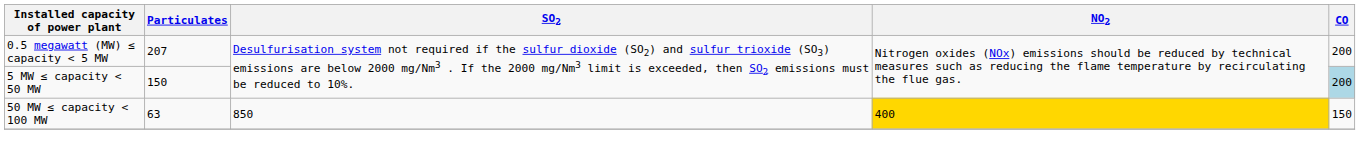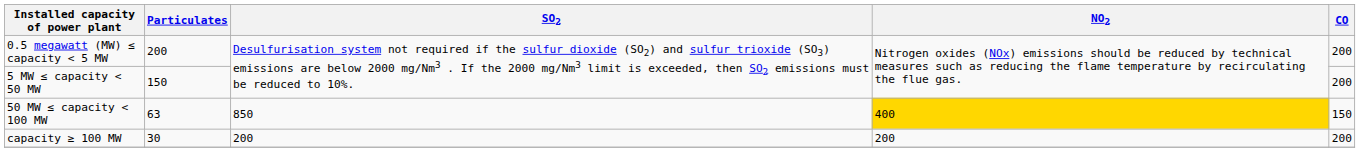(157, 51) 207 -> (157, 51) 200
(1342, 82) lightblue background -> (1342, 82) no background
+ row: (64, 138)
